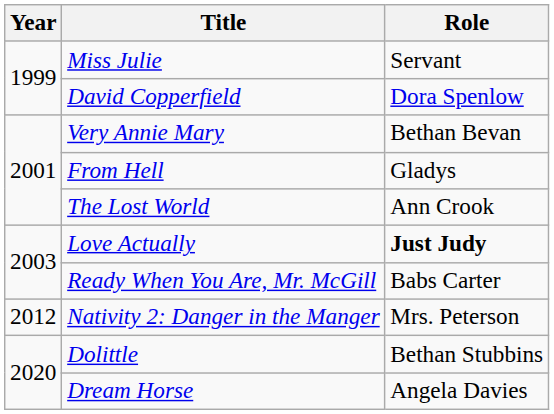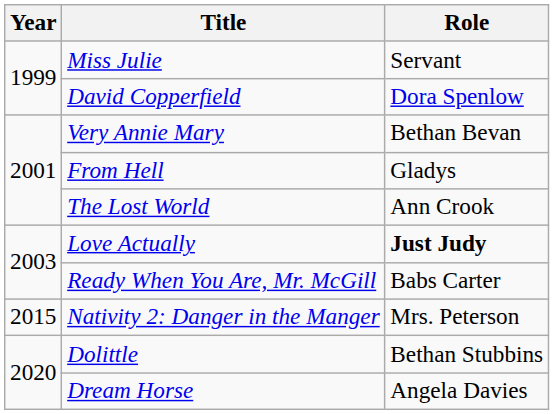(33, 317) 2012 -> (33, 317) 2015
